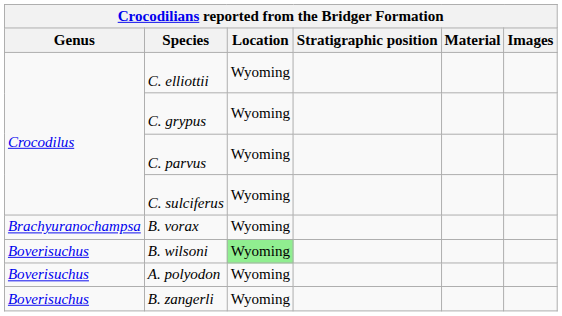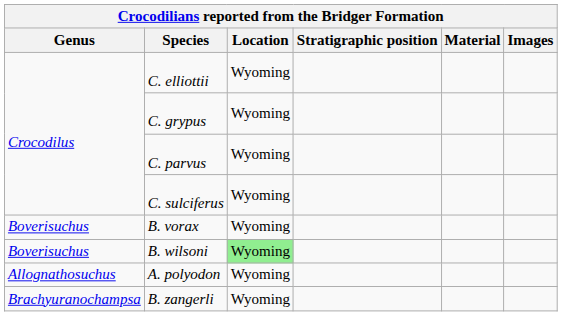(74, 227) Brachyuranochampsa -> (48, 227) Boverisuchus
(48, 274) Boverisuchus -> (62, 274) Allognathosuchus
(48, 298) Boverisuchus -> (74, 298) Brachyuranochampsa
